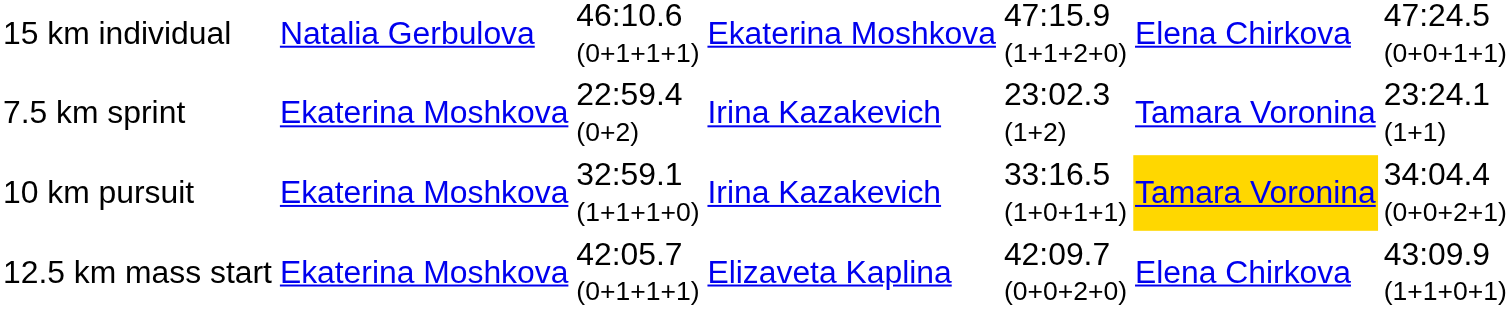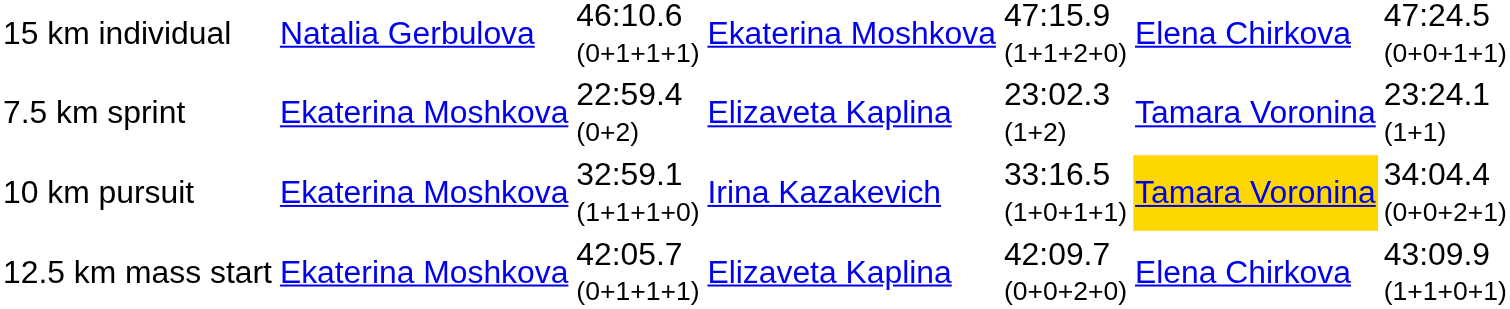(824, 112) Irina Kazakevich -> (830, 112) Elizaveta Kaplina
